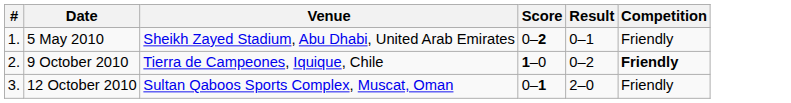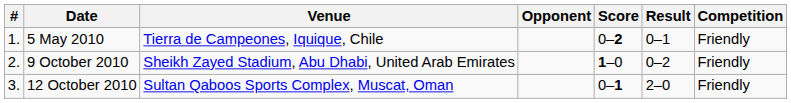+ column: (556, 16)
(329, 39) Sheikh Zayed Stadium, Abu Dhabi, United Arab Emirates -> (263, 39) Tierra de Campeones, Iquique, Chile
(263, 62) Tierra de Campeones, Iquique, Chile -> (329, 62) Sheikh Zayed Stadium, Abu Dhabi, United Arab Emirates
(650, 62) bold -> (724, 62) normal
